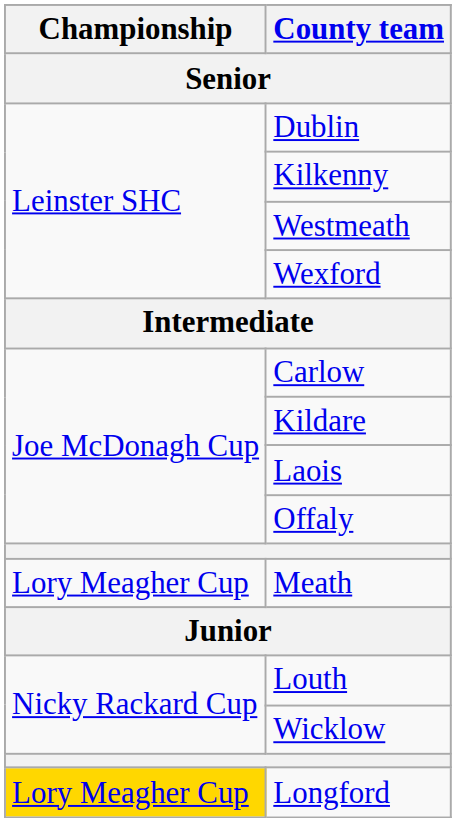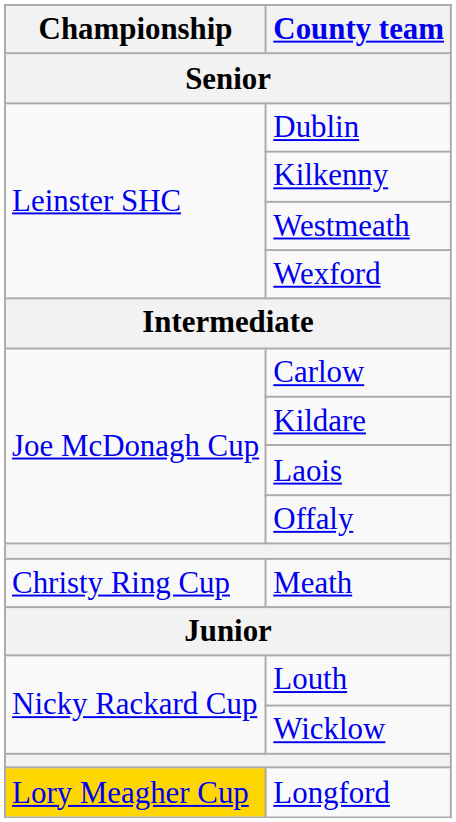(130, 581) Lory Meagher Cup -> (121, 581) Christy Ring Cup
